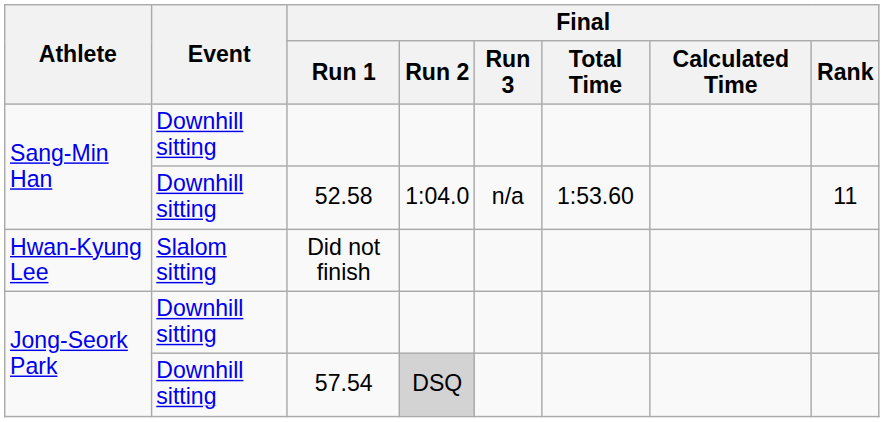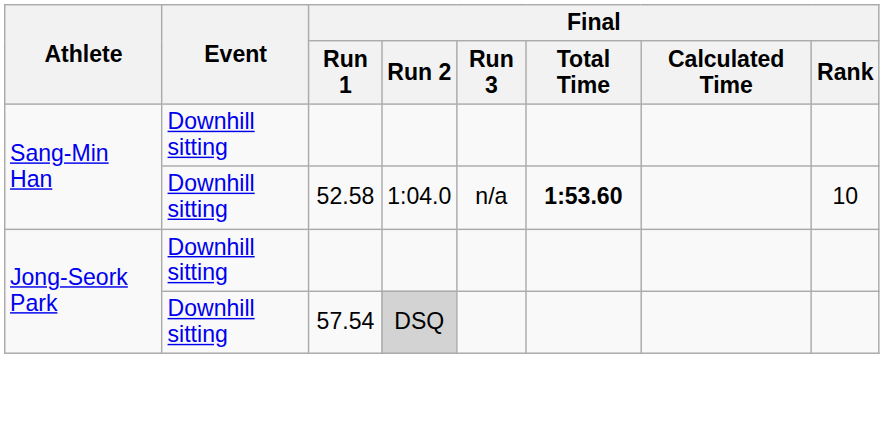(595, 197) normal -> (583, 197) bold
(845, 197) 11 -> (845, 197) 10
- row: (76, 259)
